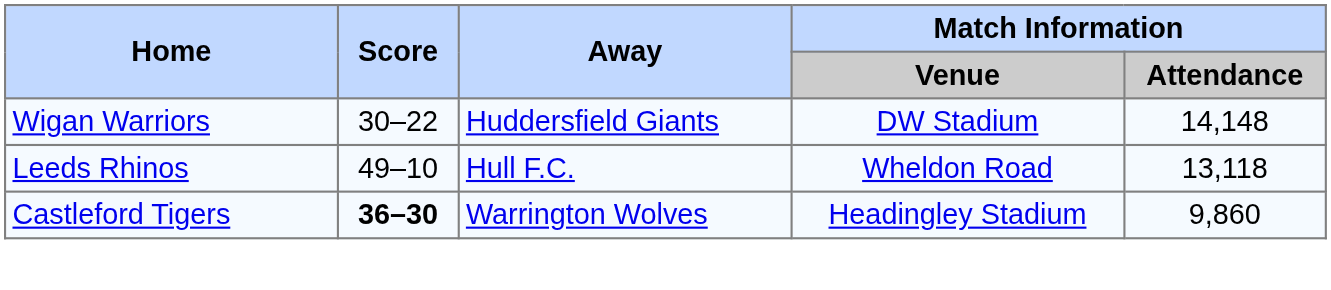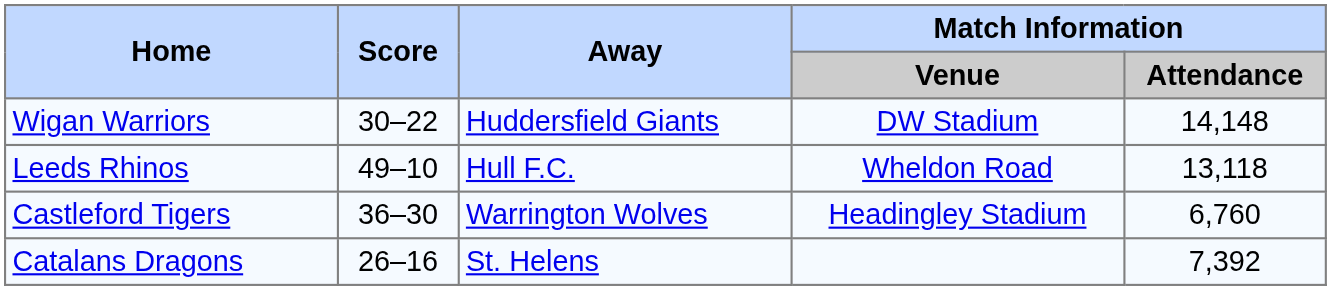(398, 215) bold -> (398, 215) normal
(1225, 215) 9,860 -> (1225, 215) 6,760
+ row: (128, 262)
